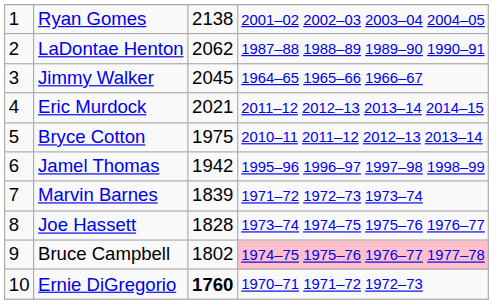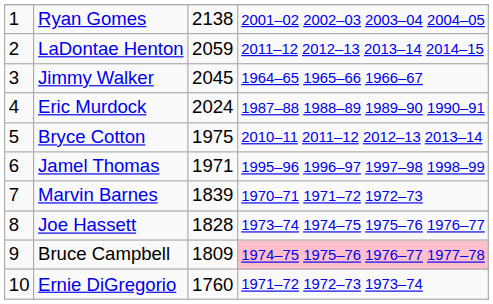(213, 48) 2062 -> (213, 48) 2059
(363, 49) 1987–88 1988–89 1989–90 1990–91 -> (362, 49) 2011–12 2012–13 2013–14 2014–15
(213, 107) 2021 -> (213, 107) 2024
(362, 108) 2011–12 2012–13 2013–14 2014–15 -> (363, 108) 1987–88 1988–89 1989–90 1990–91
(213, 166) 1942 -> (213, 166) 1971
(332, 196) 1971–72 1972–73 1973–74 -> (332, 196) 1970–71 1971–72 1972–73
(213, 254) 1802 -> (213, 254) 1809
(213, 284) bold -> (213, 284) normal
(332, 284) 1970–71 1971–72 1972–73 -> (332, 284) 1971–72 1972–73 1973–74
